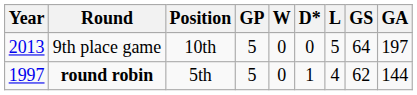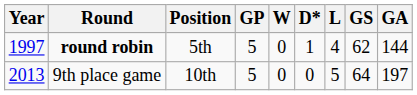rows swapped: (107, 75) <-> (107, 47)
